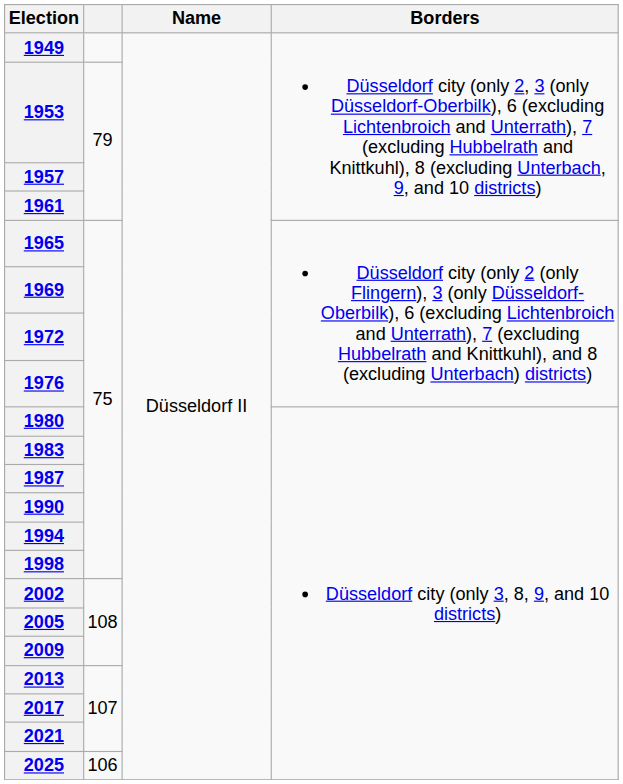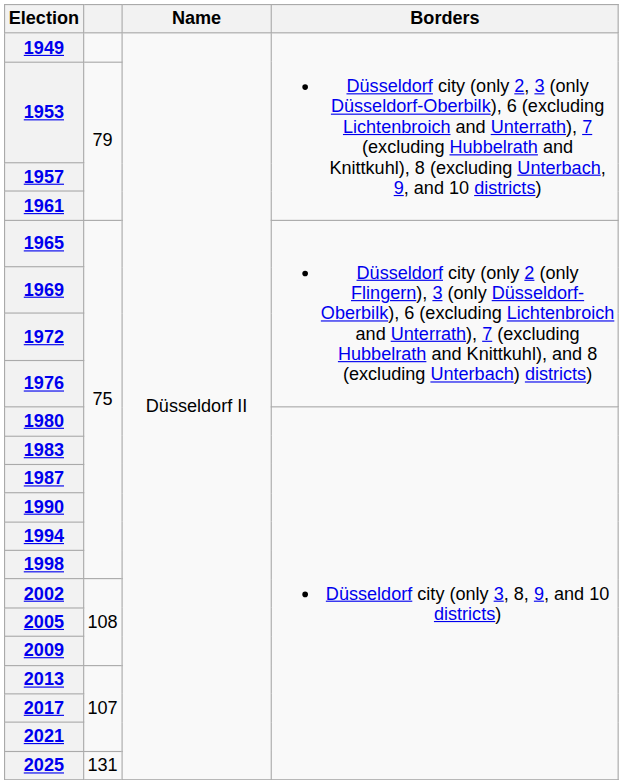(102, 765) 106 -> (102, 765) 131
